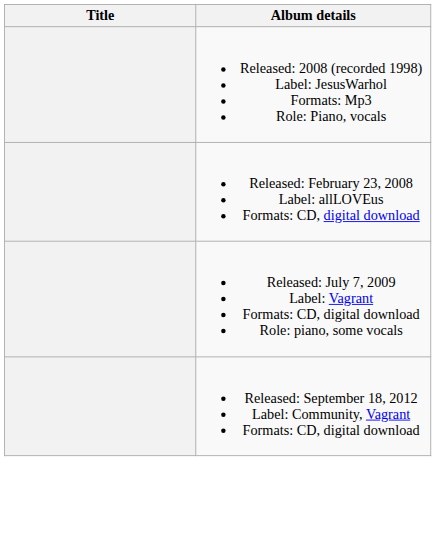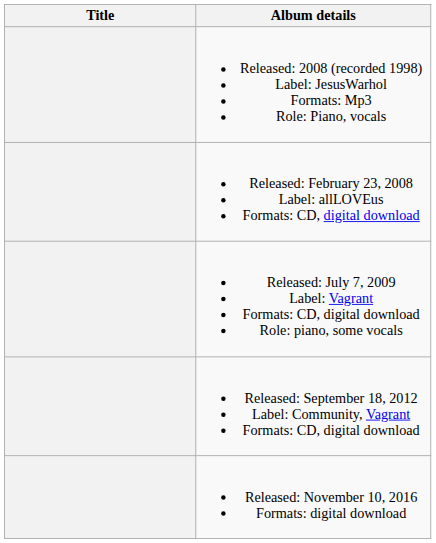+ row: (313, 505)
